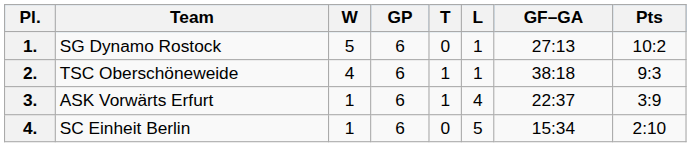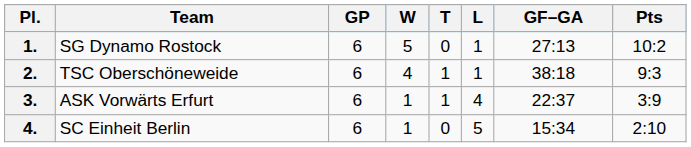columns swapped: (400, 18) <-> (350, 18)
